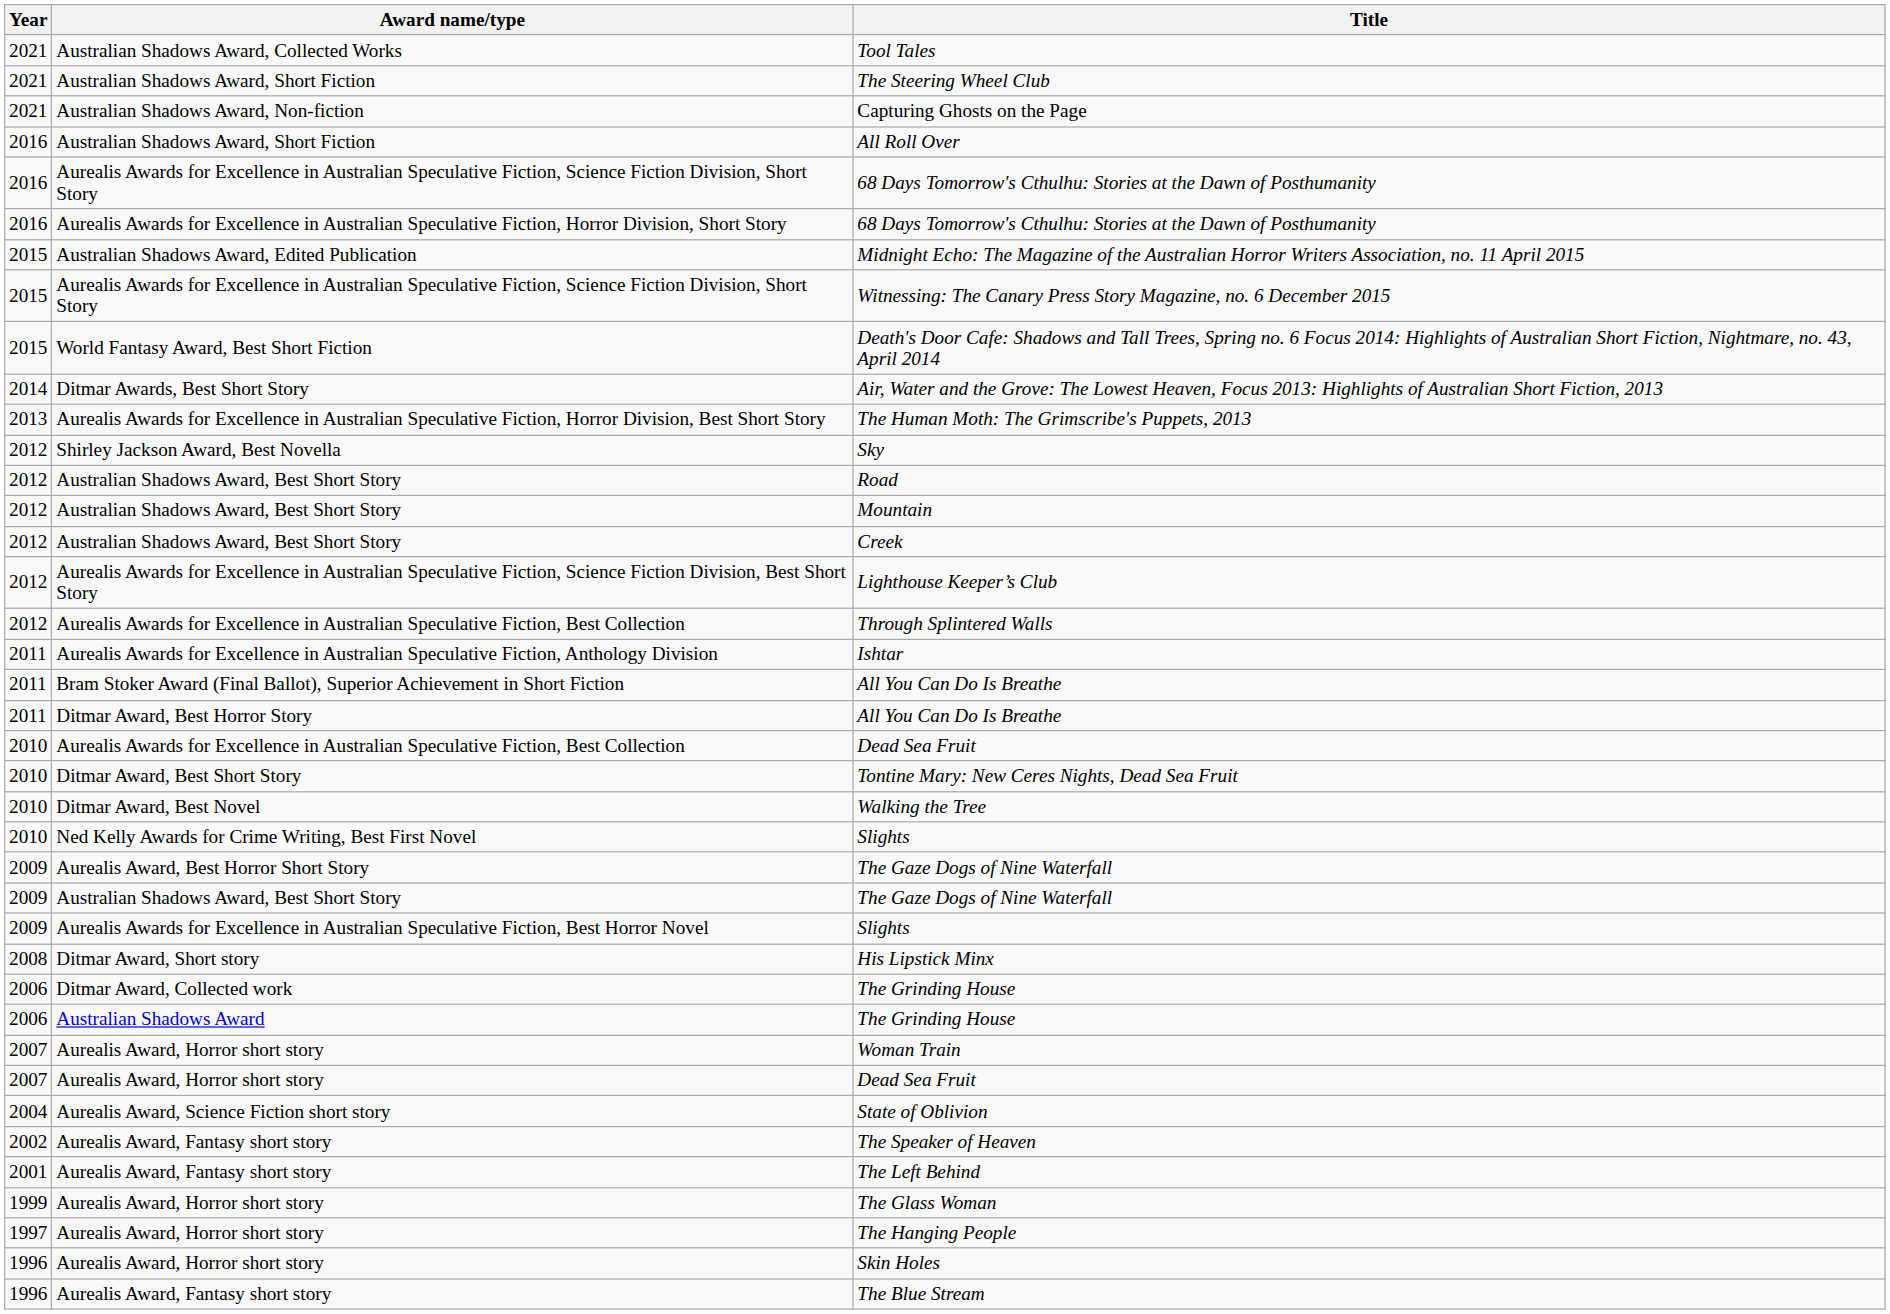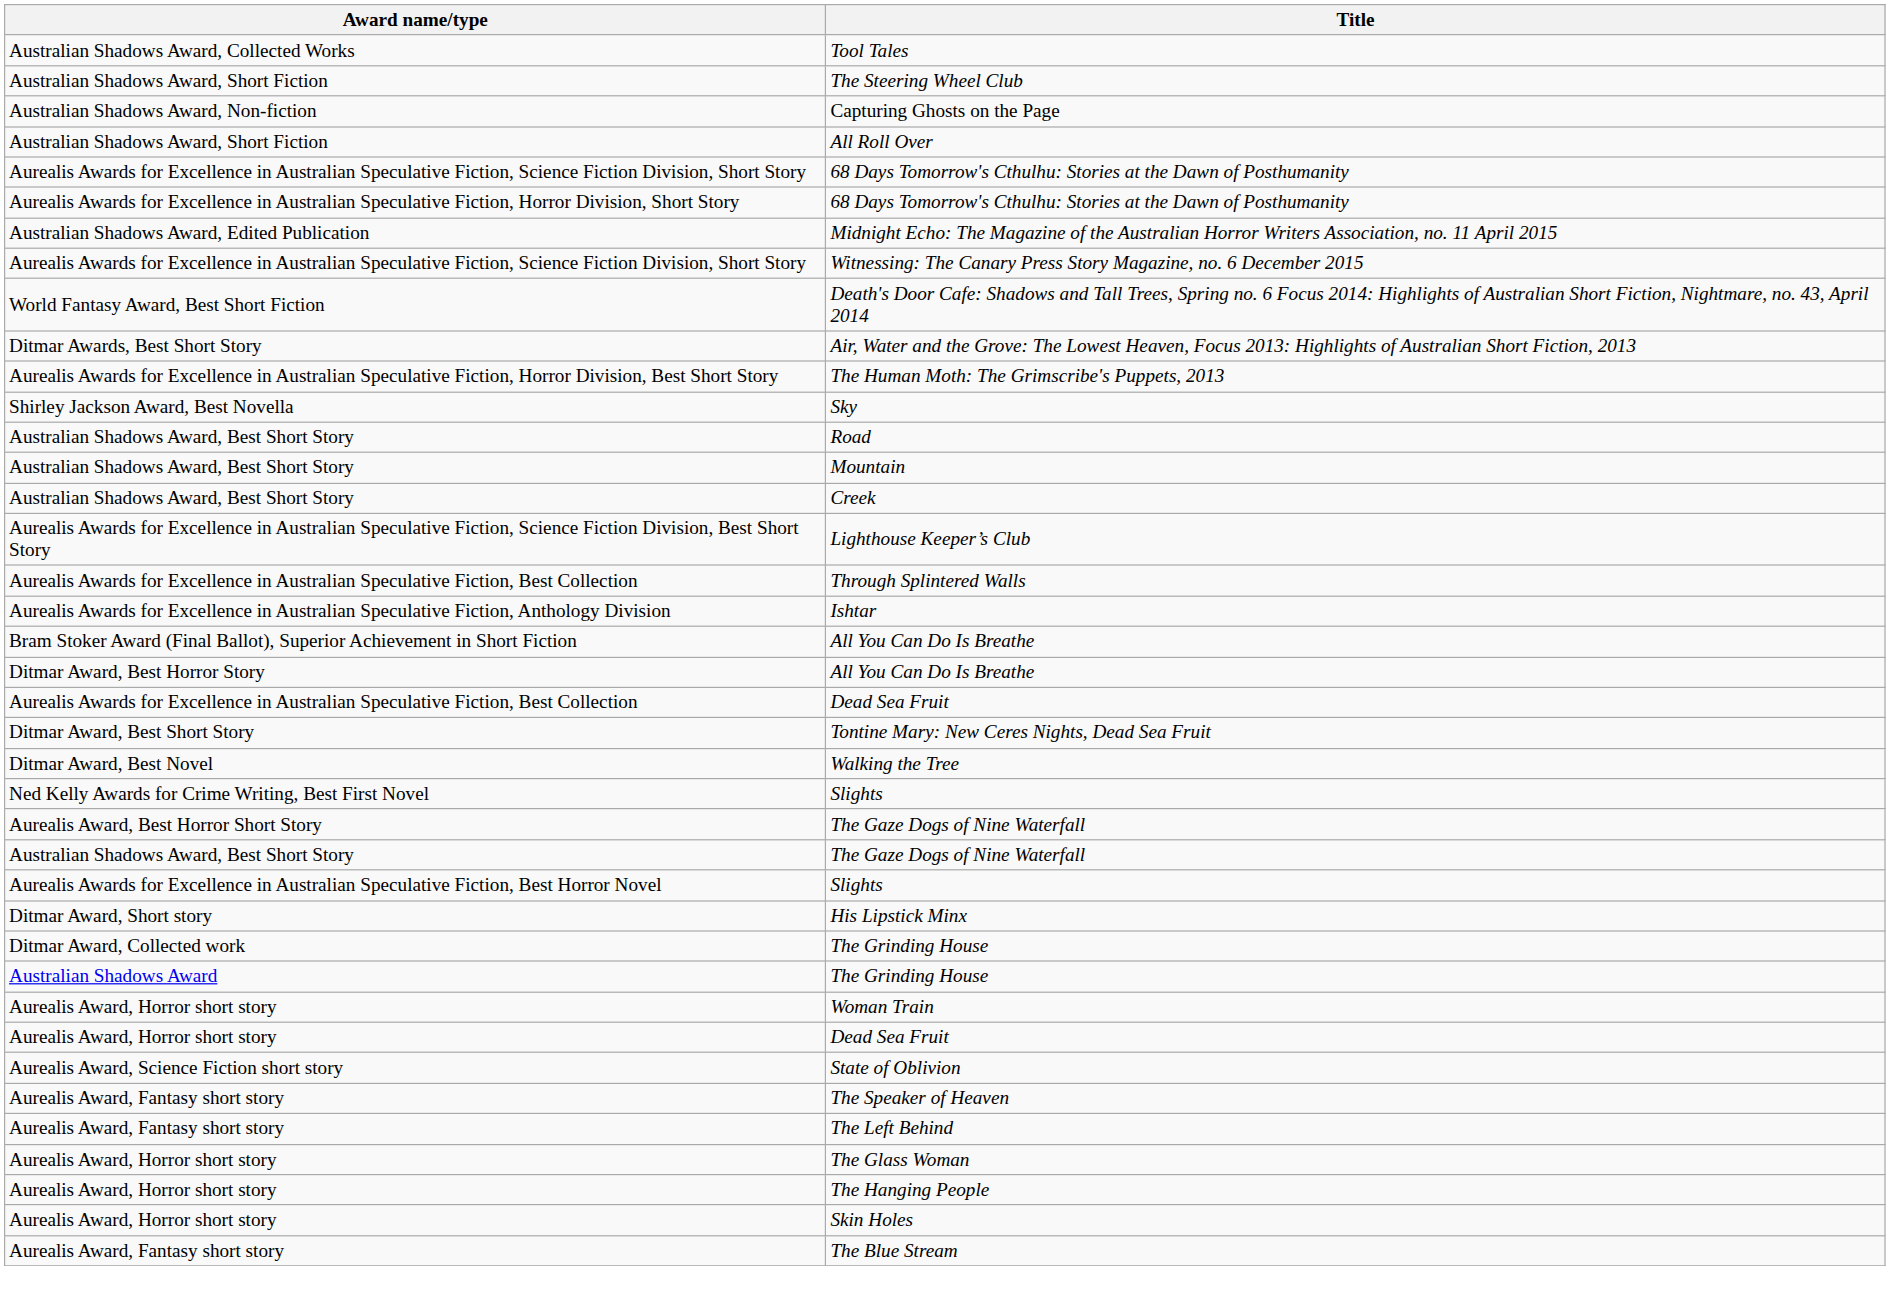- column: (28, 19)
